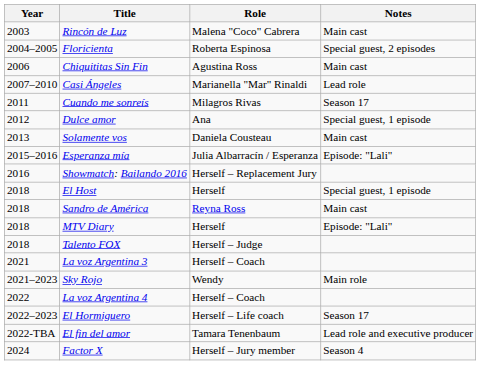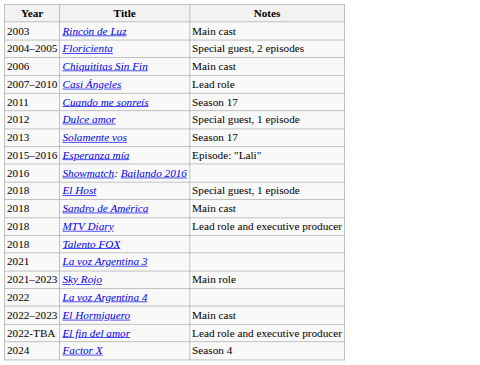- column: (255, 13)
(345, 137) Main cast -> (215, 137) Season 17
(358, 226) Episode: "Lali" -> (267, 226) Lead role and executive producer
(346, 315) Season 17 -> (214, 315) Main cast
